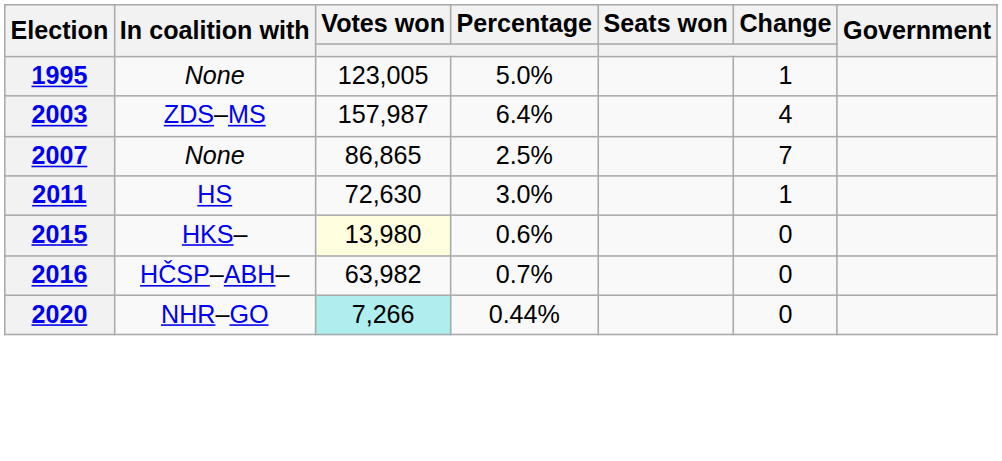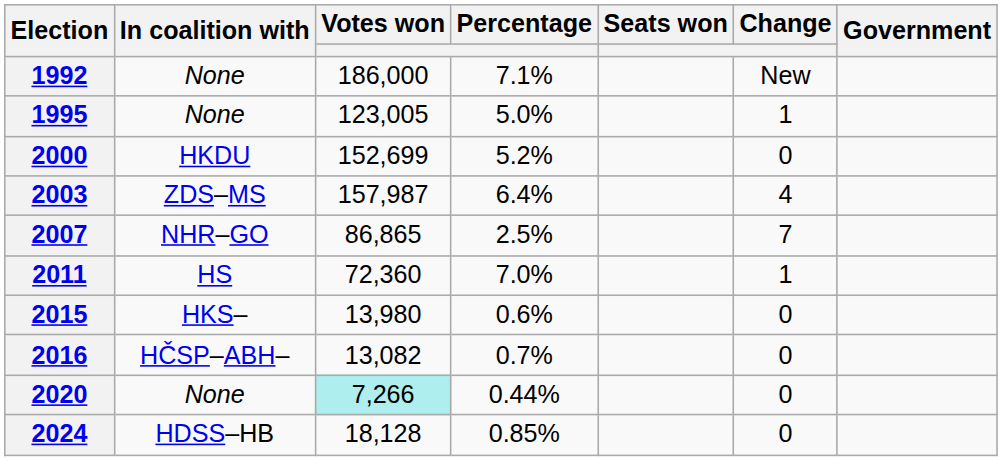+ row: (59, 75)
+ row: (59, 155)
(215, 155) None -> (215, 235) NHR–GO
(383, 195) 72,630 -> (383, 275) 72,360
(524, 195) 3.0% -> (524, 275) 7.0%
(383, 235) lightyellow background -> (383, 314) no background
(383, 275) 63,982 -> (383, 354) 13,082
(215, 314) NHR–GO -> (215, 394) None
+ row: (59, 434)
